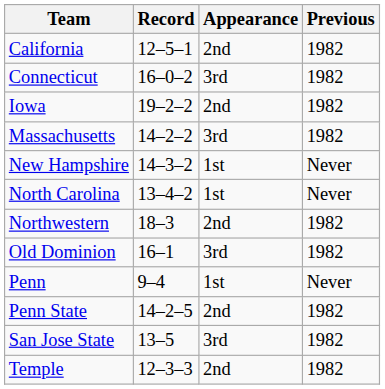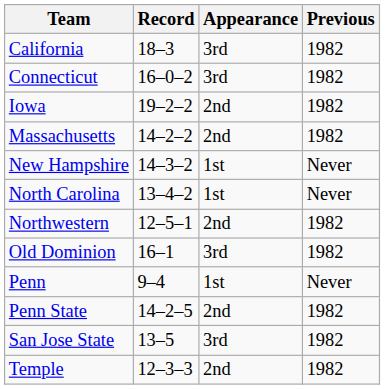(165, 48) 12–5–1 -> (156, 48) 18–3
(217, 48) 2nd -> (215, 48) 3rd
(215, 135) 3rd -> (217, 135) 2nd
(156, 223) 18–3 -> (165, 223) 12–5–1
